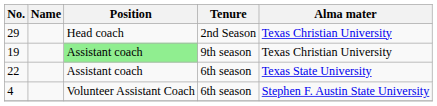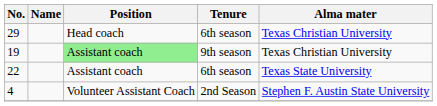(228, 33) 2nd Season -> (226, 33) 6th season
(226, 91) 6th season -> (228, 91) 2nd Season
